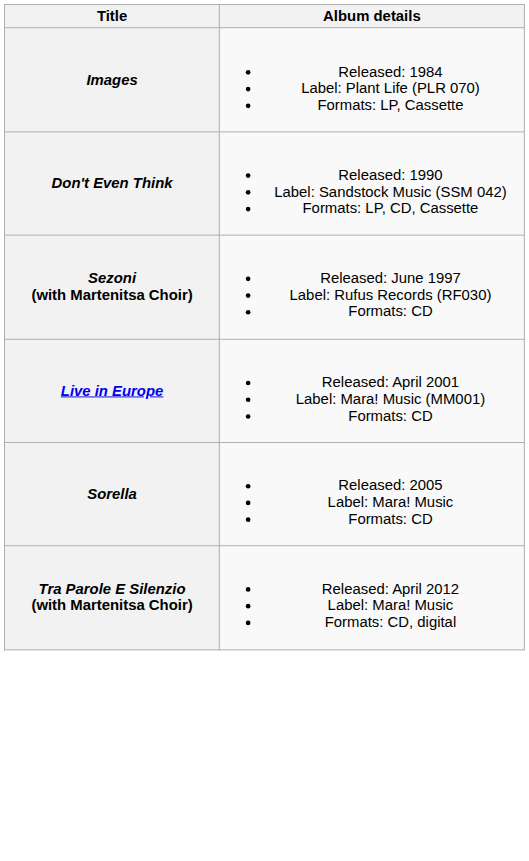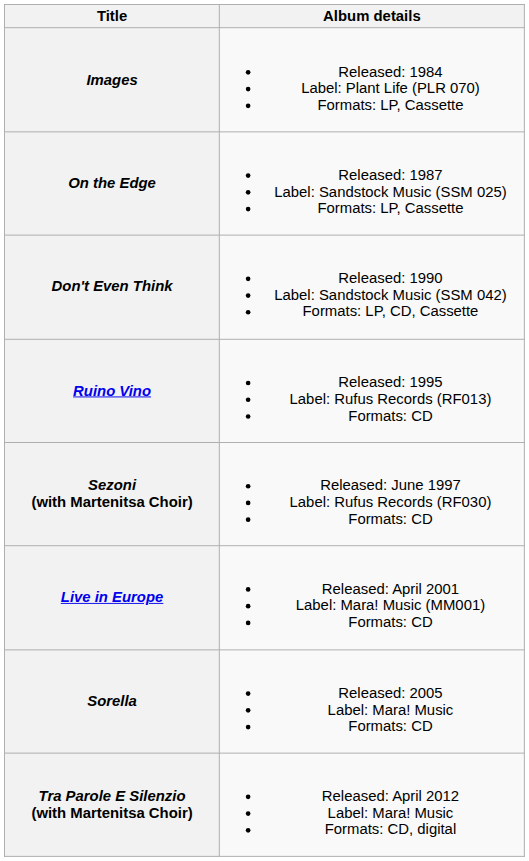+ row: (112, 183)
+ row: (112, 390)
